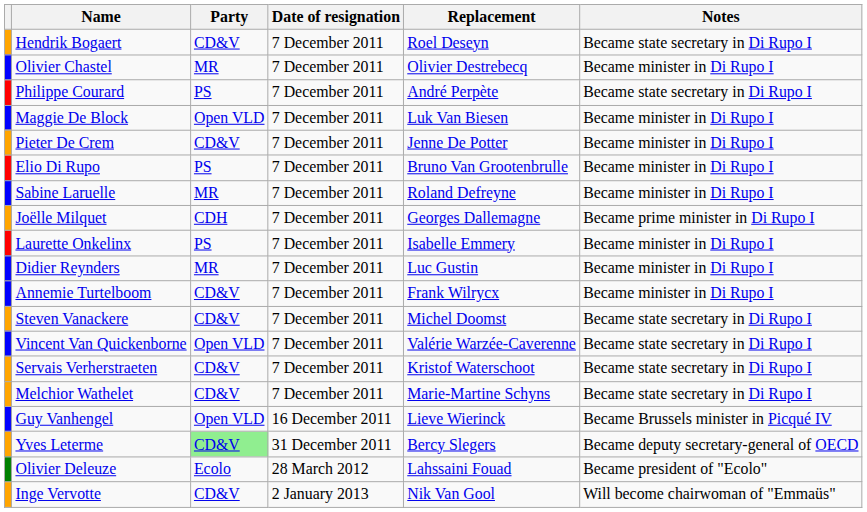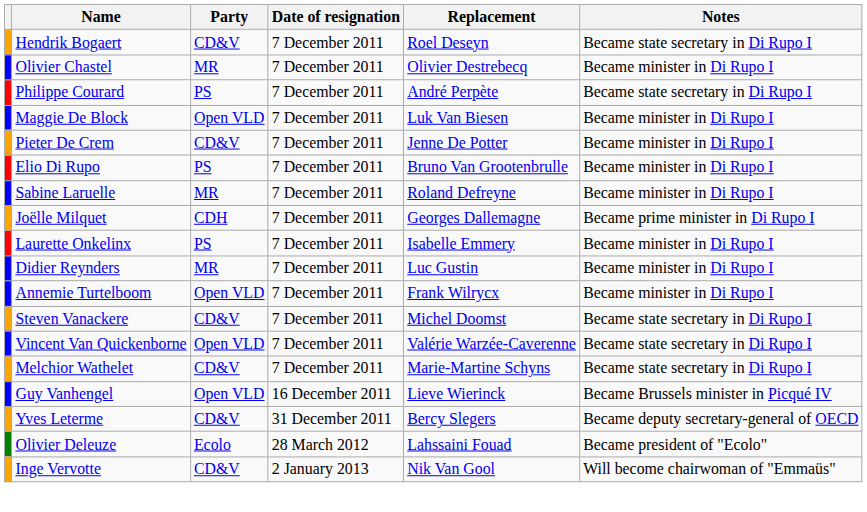(217, 293) CD&V -> (229, 293) Open VLD
- row: (86, 368)
(217, 444) lightgreen background -> (217, 419) no background
